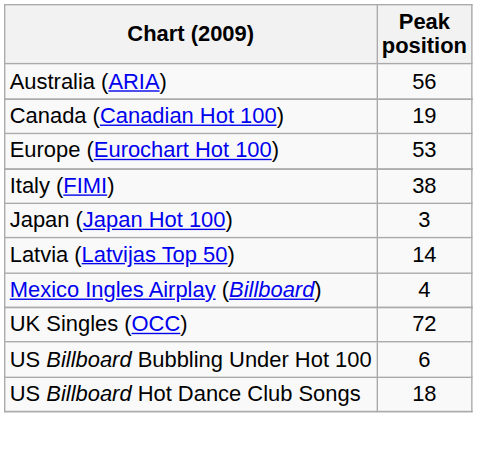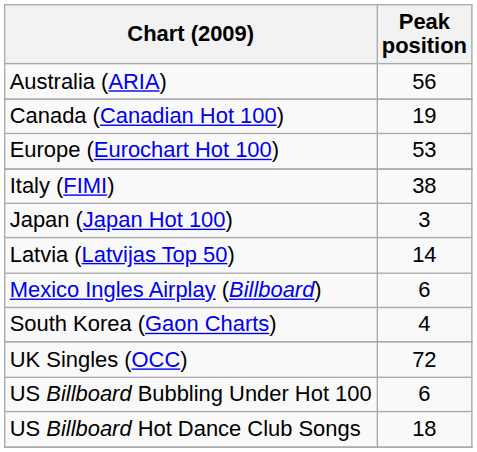(424, 289) 4 -> (424, 289) 6
+ row: (143, 324)
